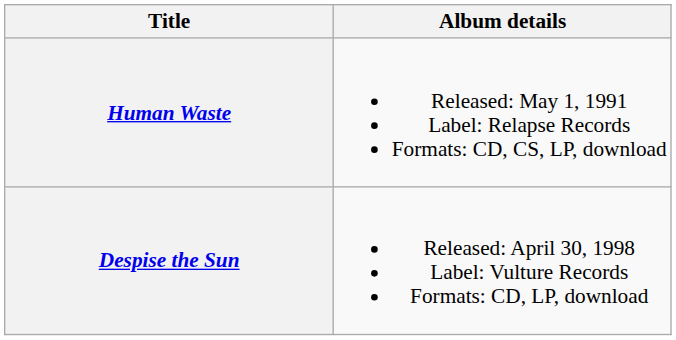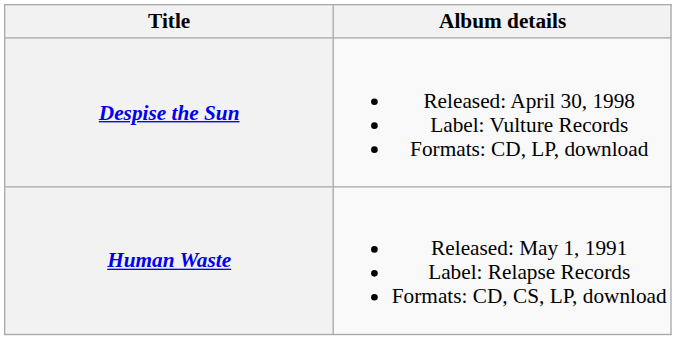rows swapped: (169, 112) <-> (169, 260)
